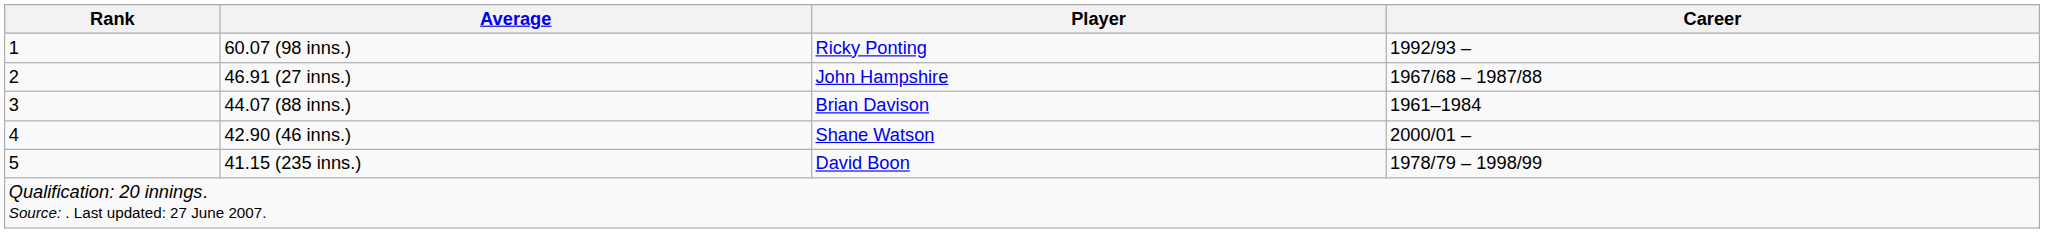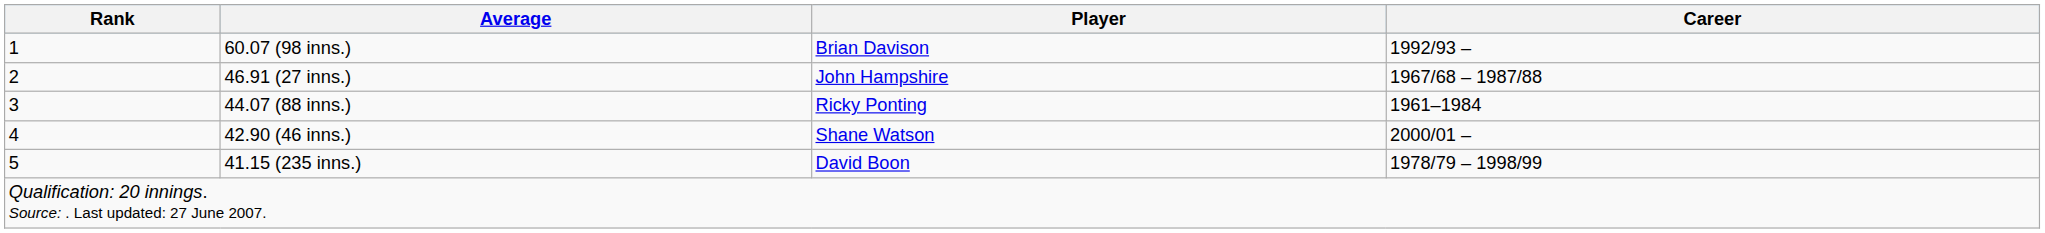(871, 47) Ricky Ponting -> (872, 47) Brian Davison
(872, 105) Brian Davison -> (871, 105) Ricky Ponting
